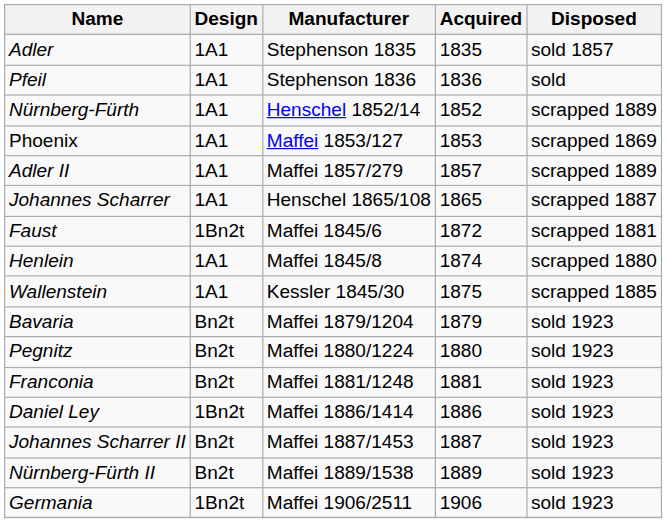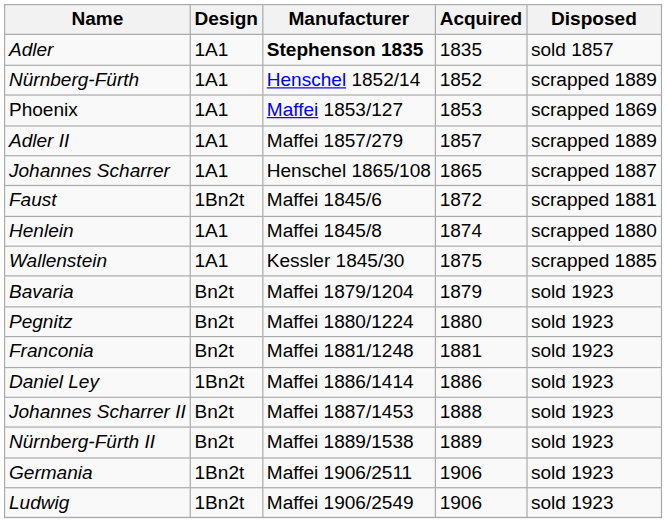(341, 49) normal -> (345, 49) bold
- row: (28, 79)
(461, 442) 1887 -> (461, 412) 1888
+ row: (39, 502)
